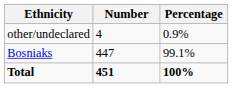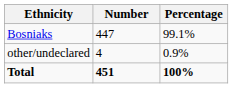rows swapped: (30, 53) <-> (49, 33)
